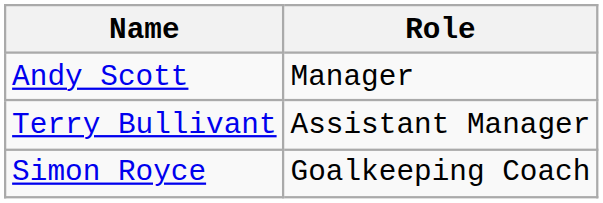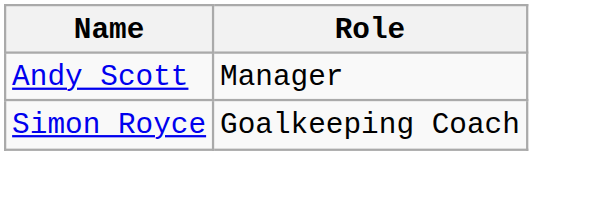- row: (144, 125)
